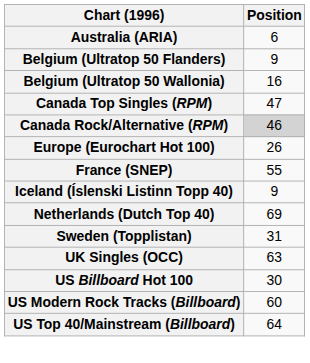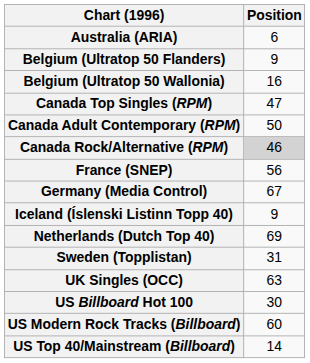+ row: (124, 125)
- row: (124, 147)
(274, 170) 55 -> (274, 170) 56
+ row: (124, 192)
(274, 324) 64 -> (274, 346) 14
